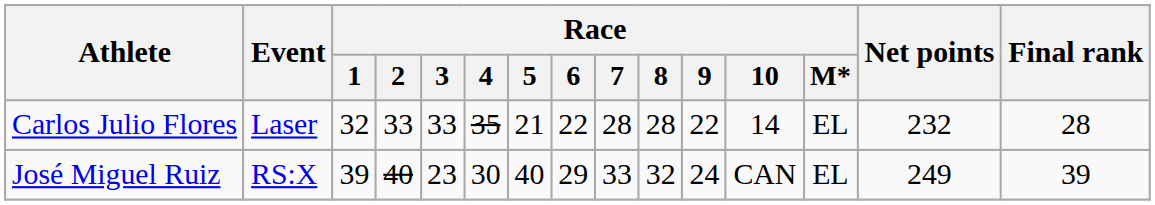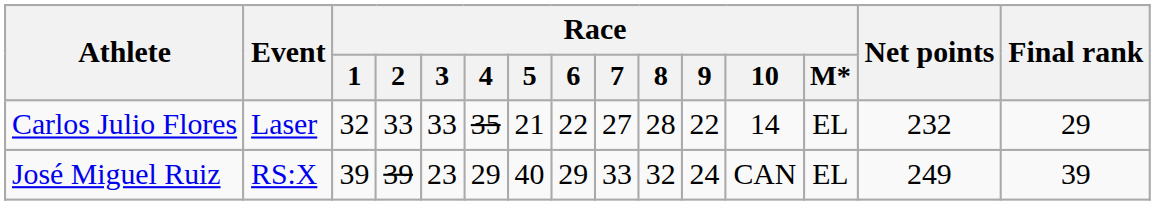(617, 125) 28 -> (617, 125) 27
(1076, 125) 28 -> (1076, 125) 29
(398, 174) 40 -> (398, 174) 39
(486, 174) 30 -> (486, 174) 29
